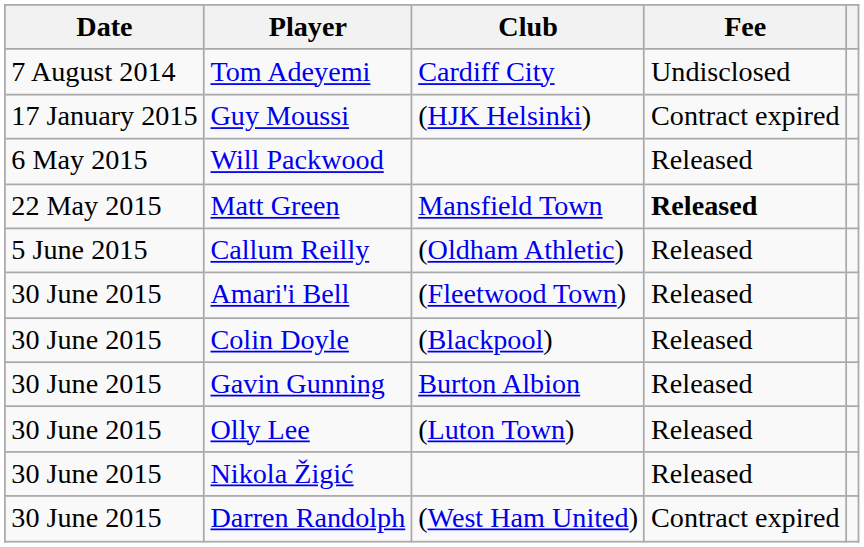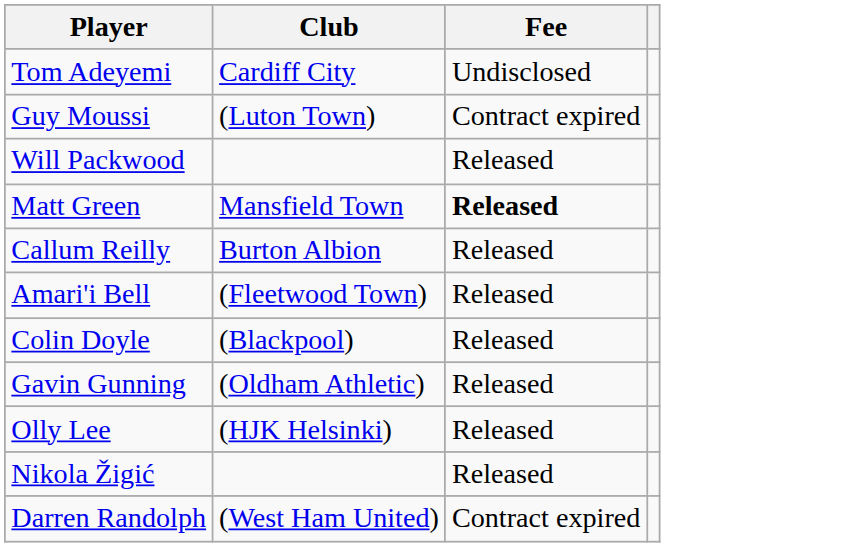- column: (104, 26)
(505, 116) (HJK Helsinki) -> (297, 116) (Luton Town)
(521, 250) (Oldham Athletic) -> (300, 250) Burton Albion
(499, 384) Burton Albion -> (322, 384) (Oldham Athletic)
(496, 428) (Luton Town) -> (306, 428) (HJK Helsinki)
